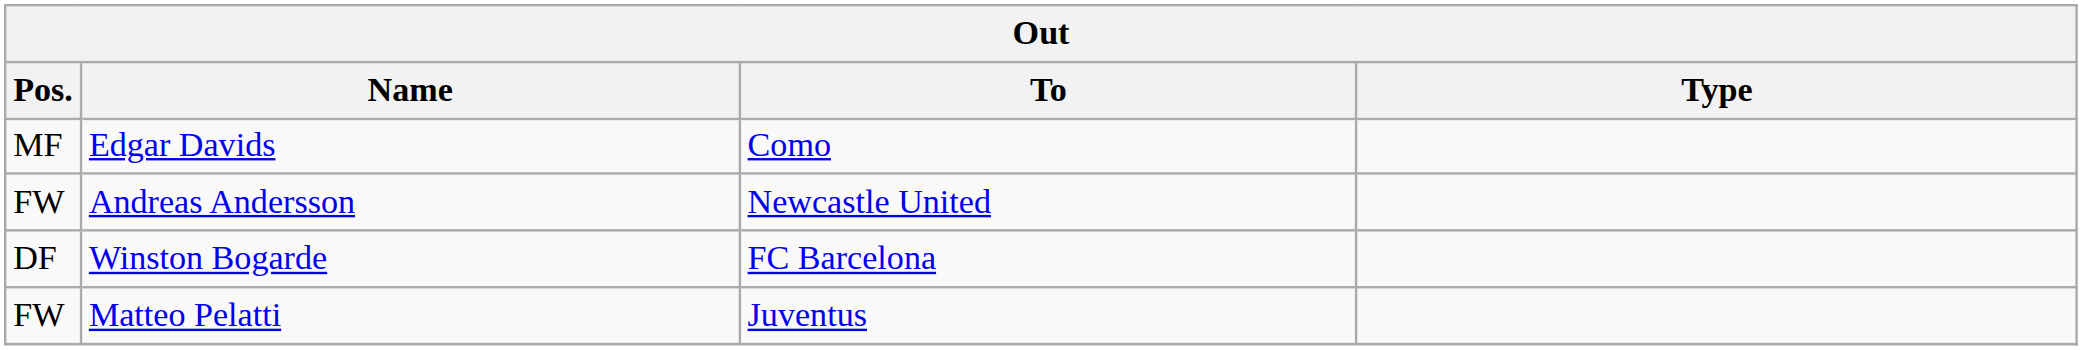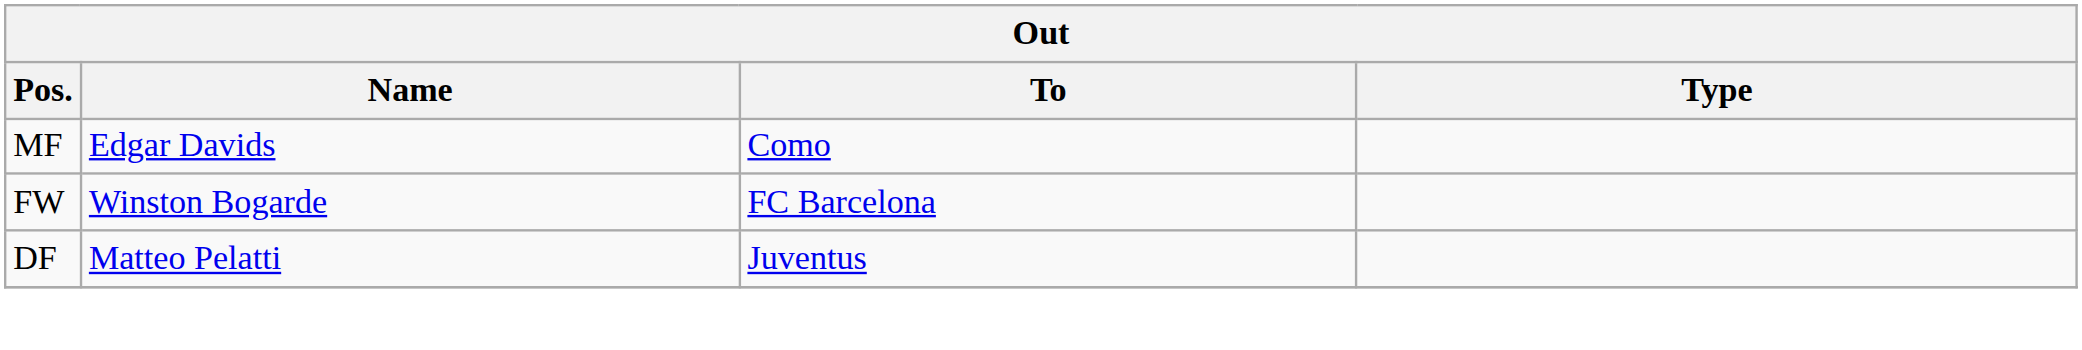- row: (222, 201)
(35, 258) DF -> (39, 201) FW
(39, 314) FW -> (35, 258) DF
